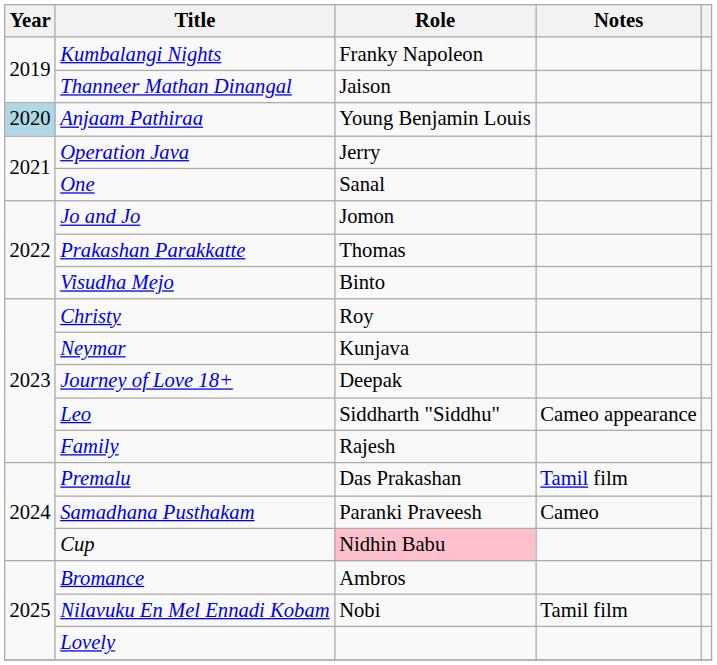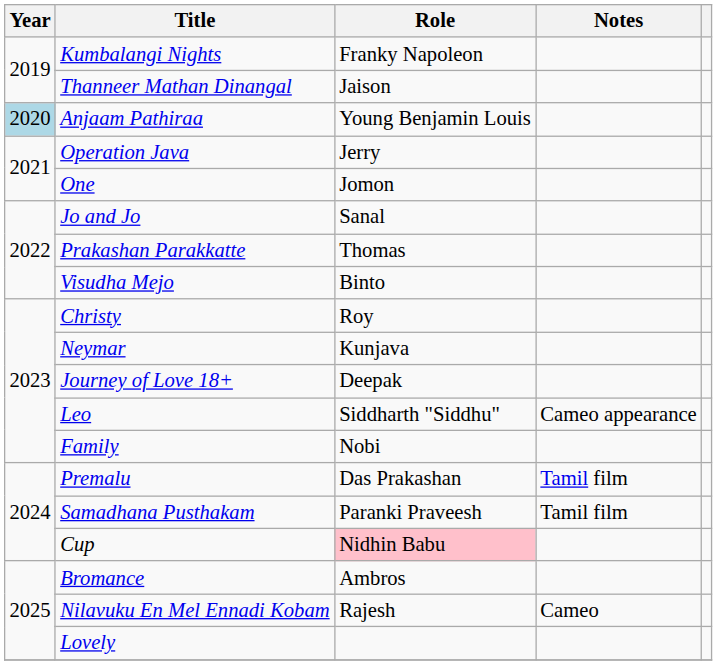(362, 184) Sanal -> (367, 184) Jomon
(367, 217) Jomon -> (362, 217) Sanal
(367, 446) Rajesh -> (360, 446) Nobi
(570, 511) Cameo -> (584, 511) Tamil film
(360, 610) Nobi -> (367, 610) Rajesh
(584, 610) Tamil film -> (570, 610) Cameo
